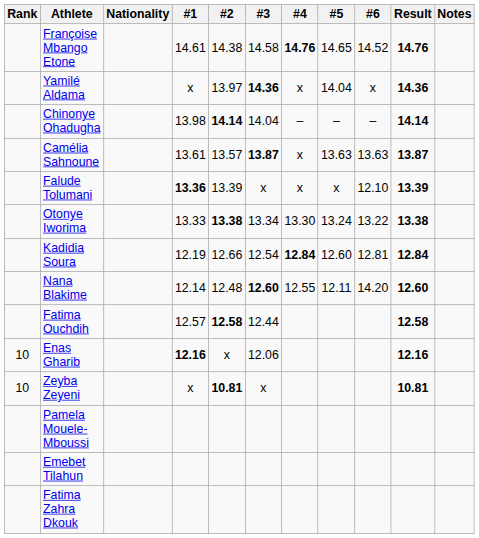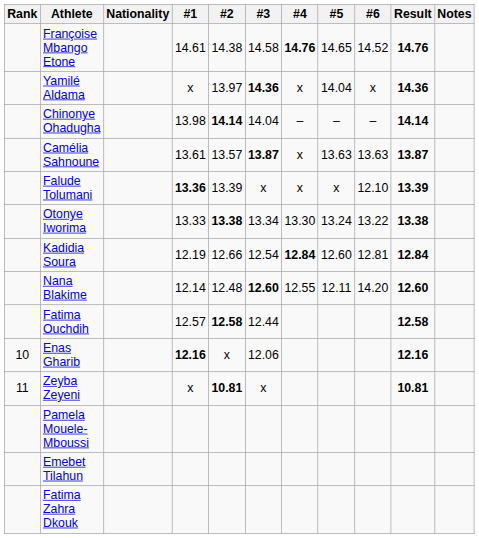(22, 388) 10 -> (22, 388) 11
